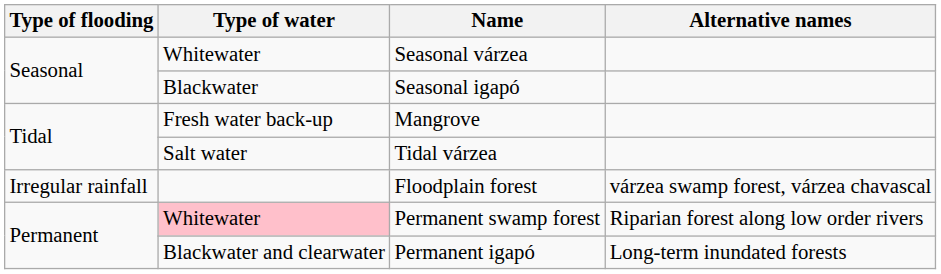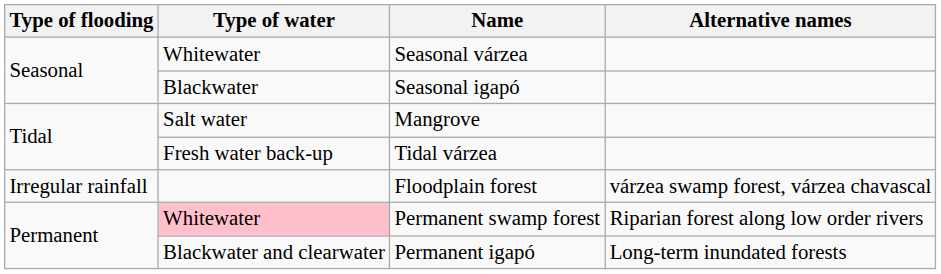(248, 119) Fresh water back-up -> (205, 119) Salt water
(205, 152) Salt water -> (248, 152) Fresh water back-up
